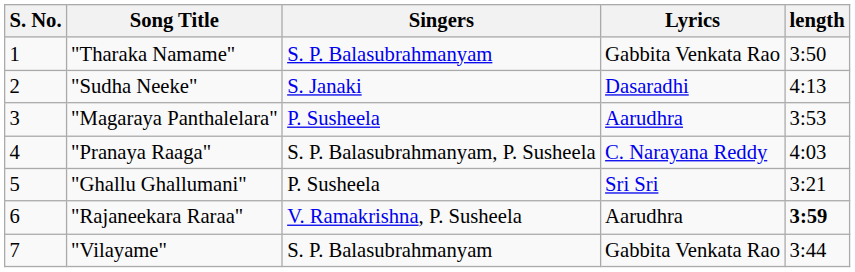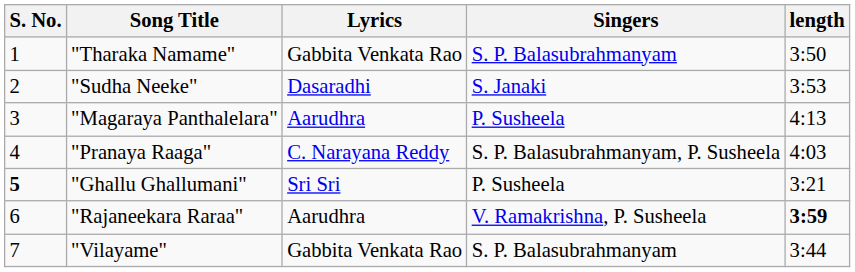columns swapped: (693, 20) <-> (441, 20)
(808, 86) 4:13 -> (808, 86) 3:53
(808, 119) 3:53 -> (808, 119) 4:13
(15, 184) normal -> (15, 184) bold
